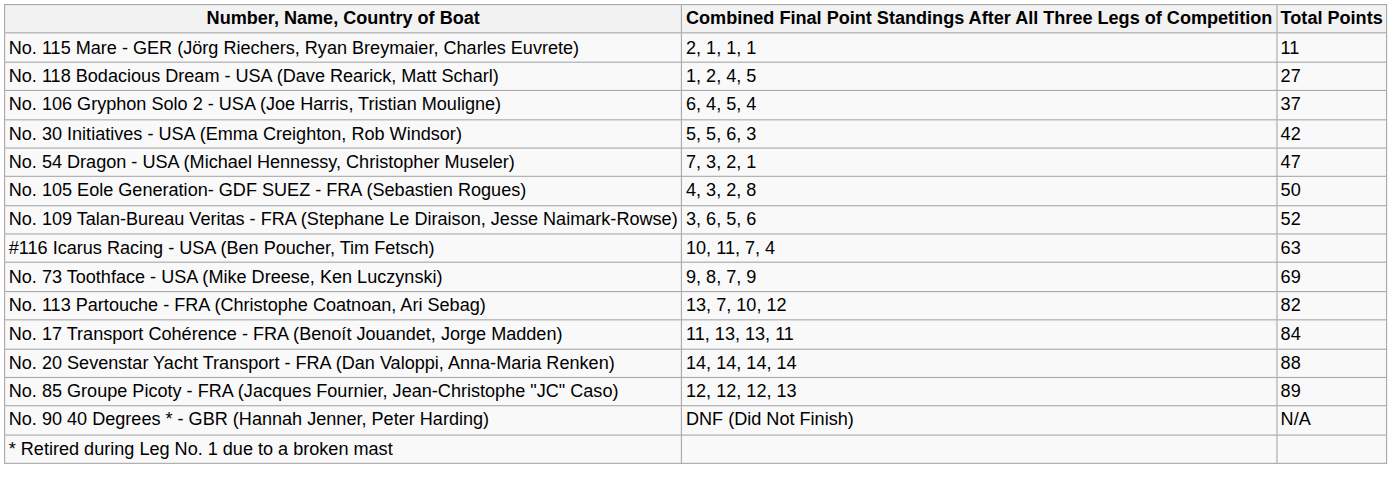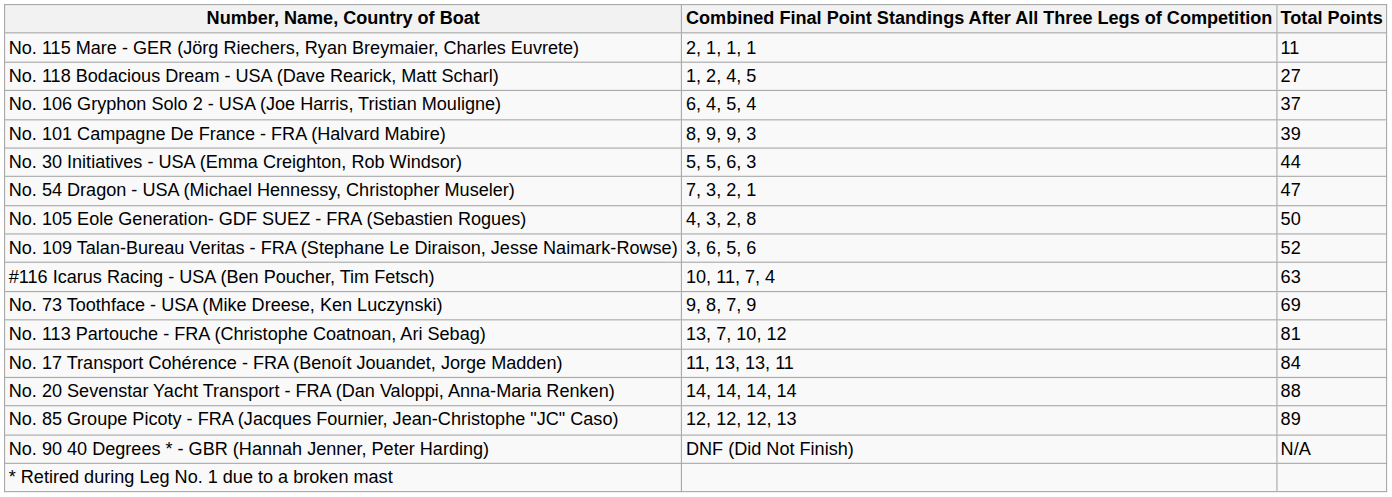+ row: (227, 133)
(1291, 133) 42 -> (1291, 162) 44
(1291, 305) 82 -> (1291, 334) 81
